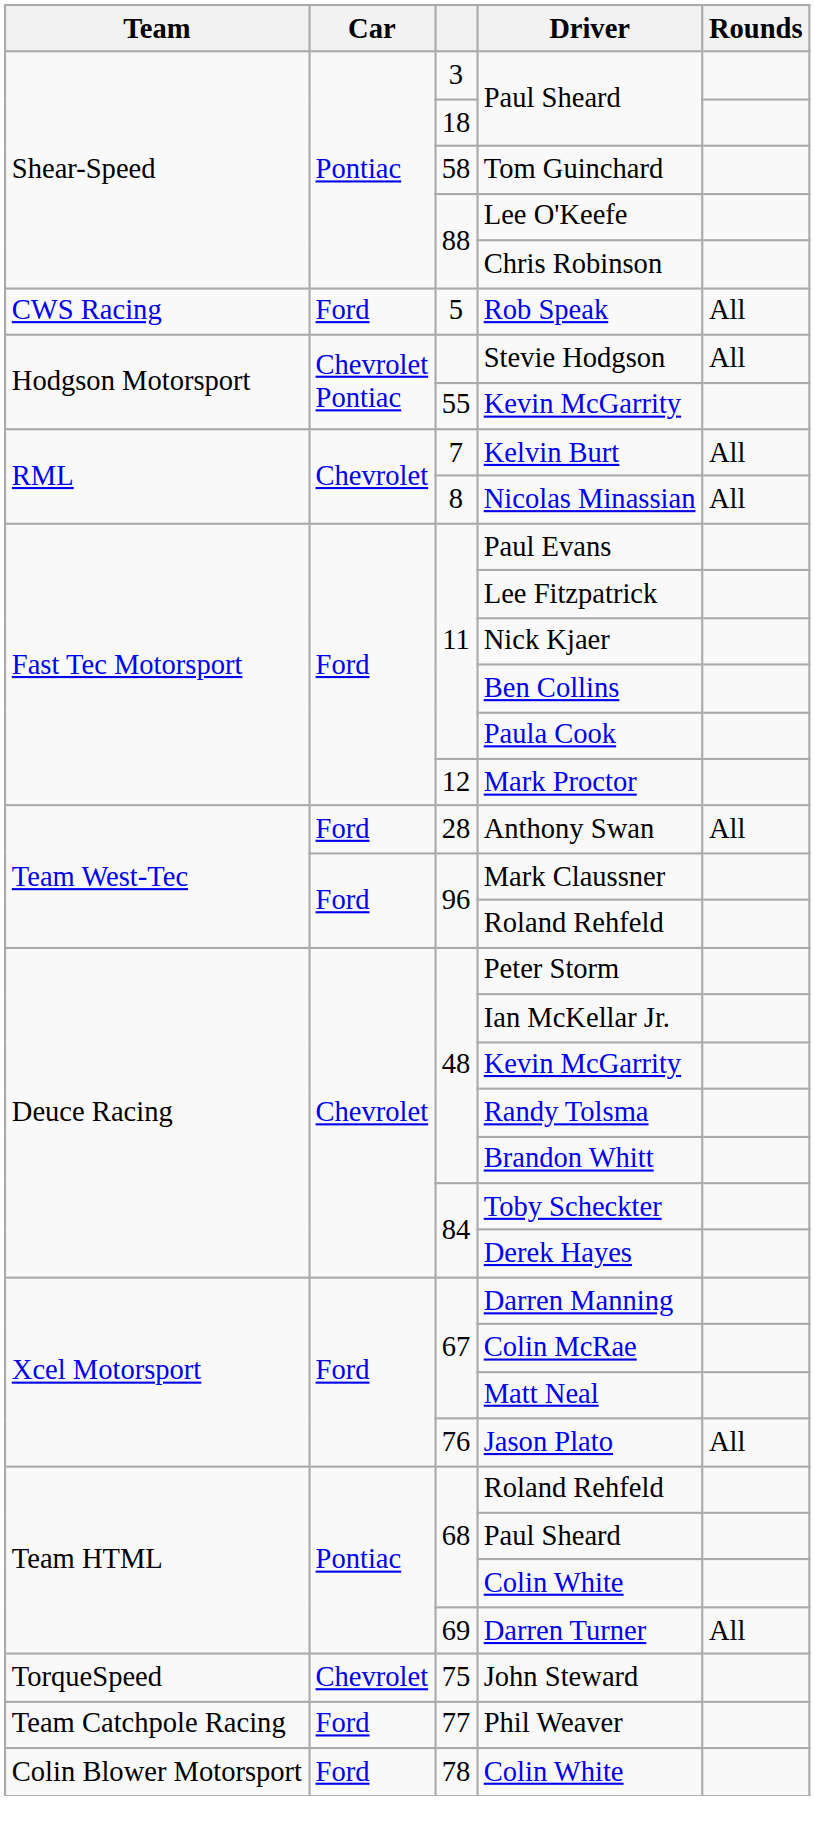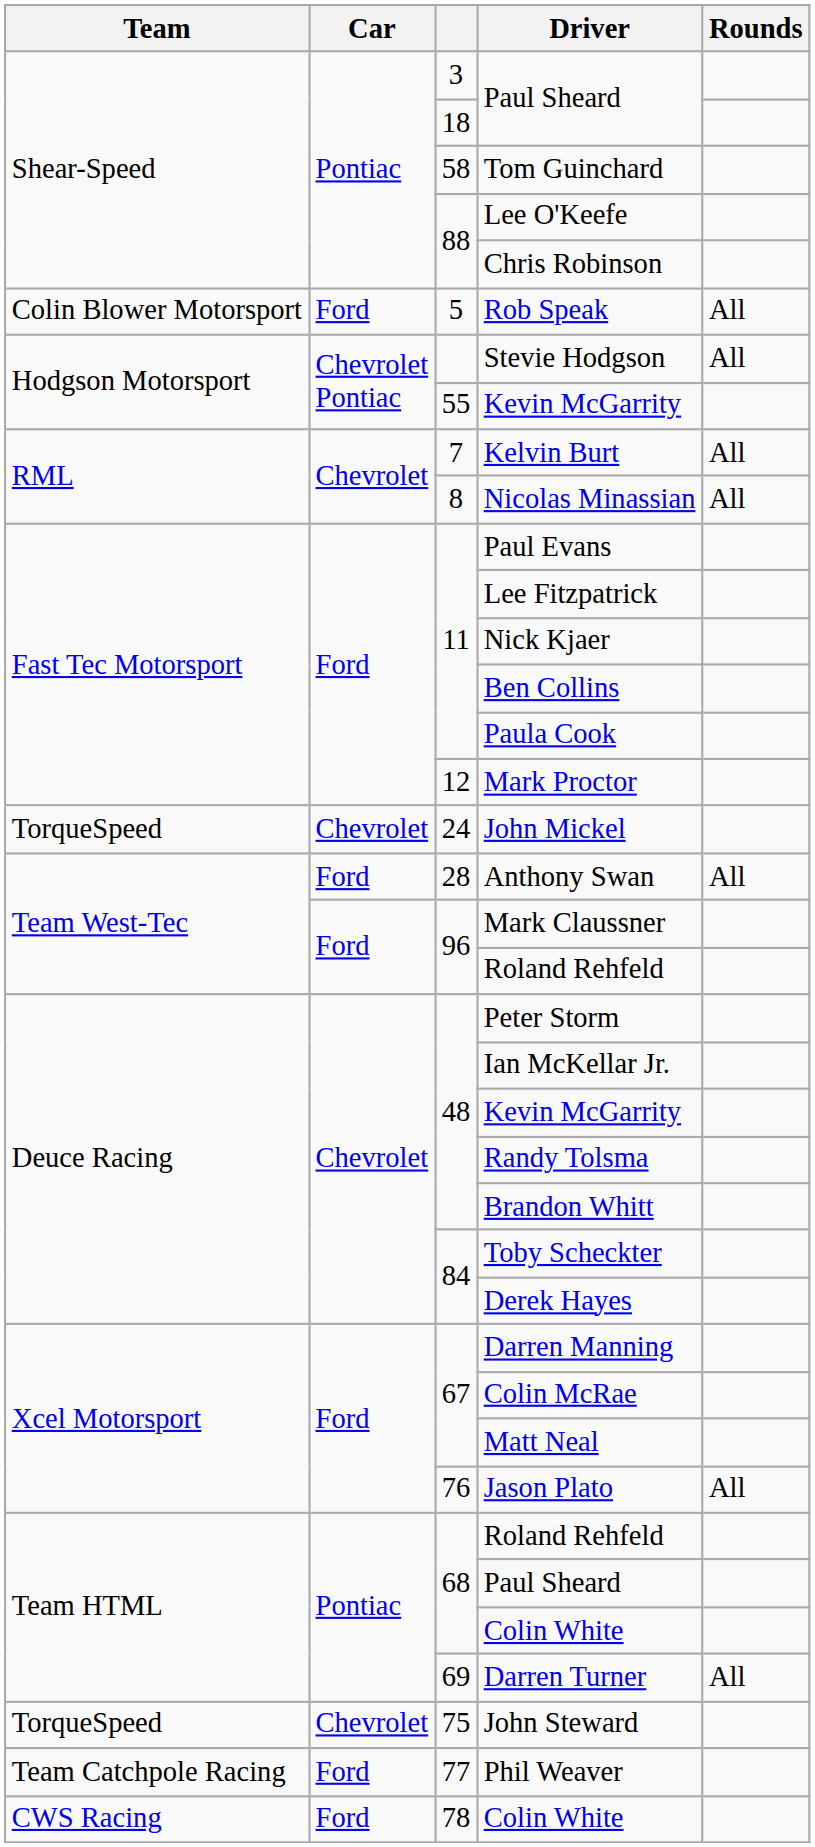(87, 310) CWS Racing -> (157, 310) Colin Blower Motorsport
+ row: (456, 828)
(157, 1771) Colin Blower Motorsport -> (87, 1818) CWS Racing
